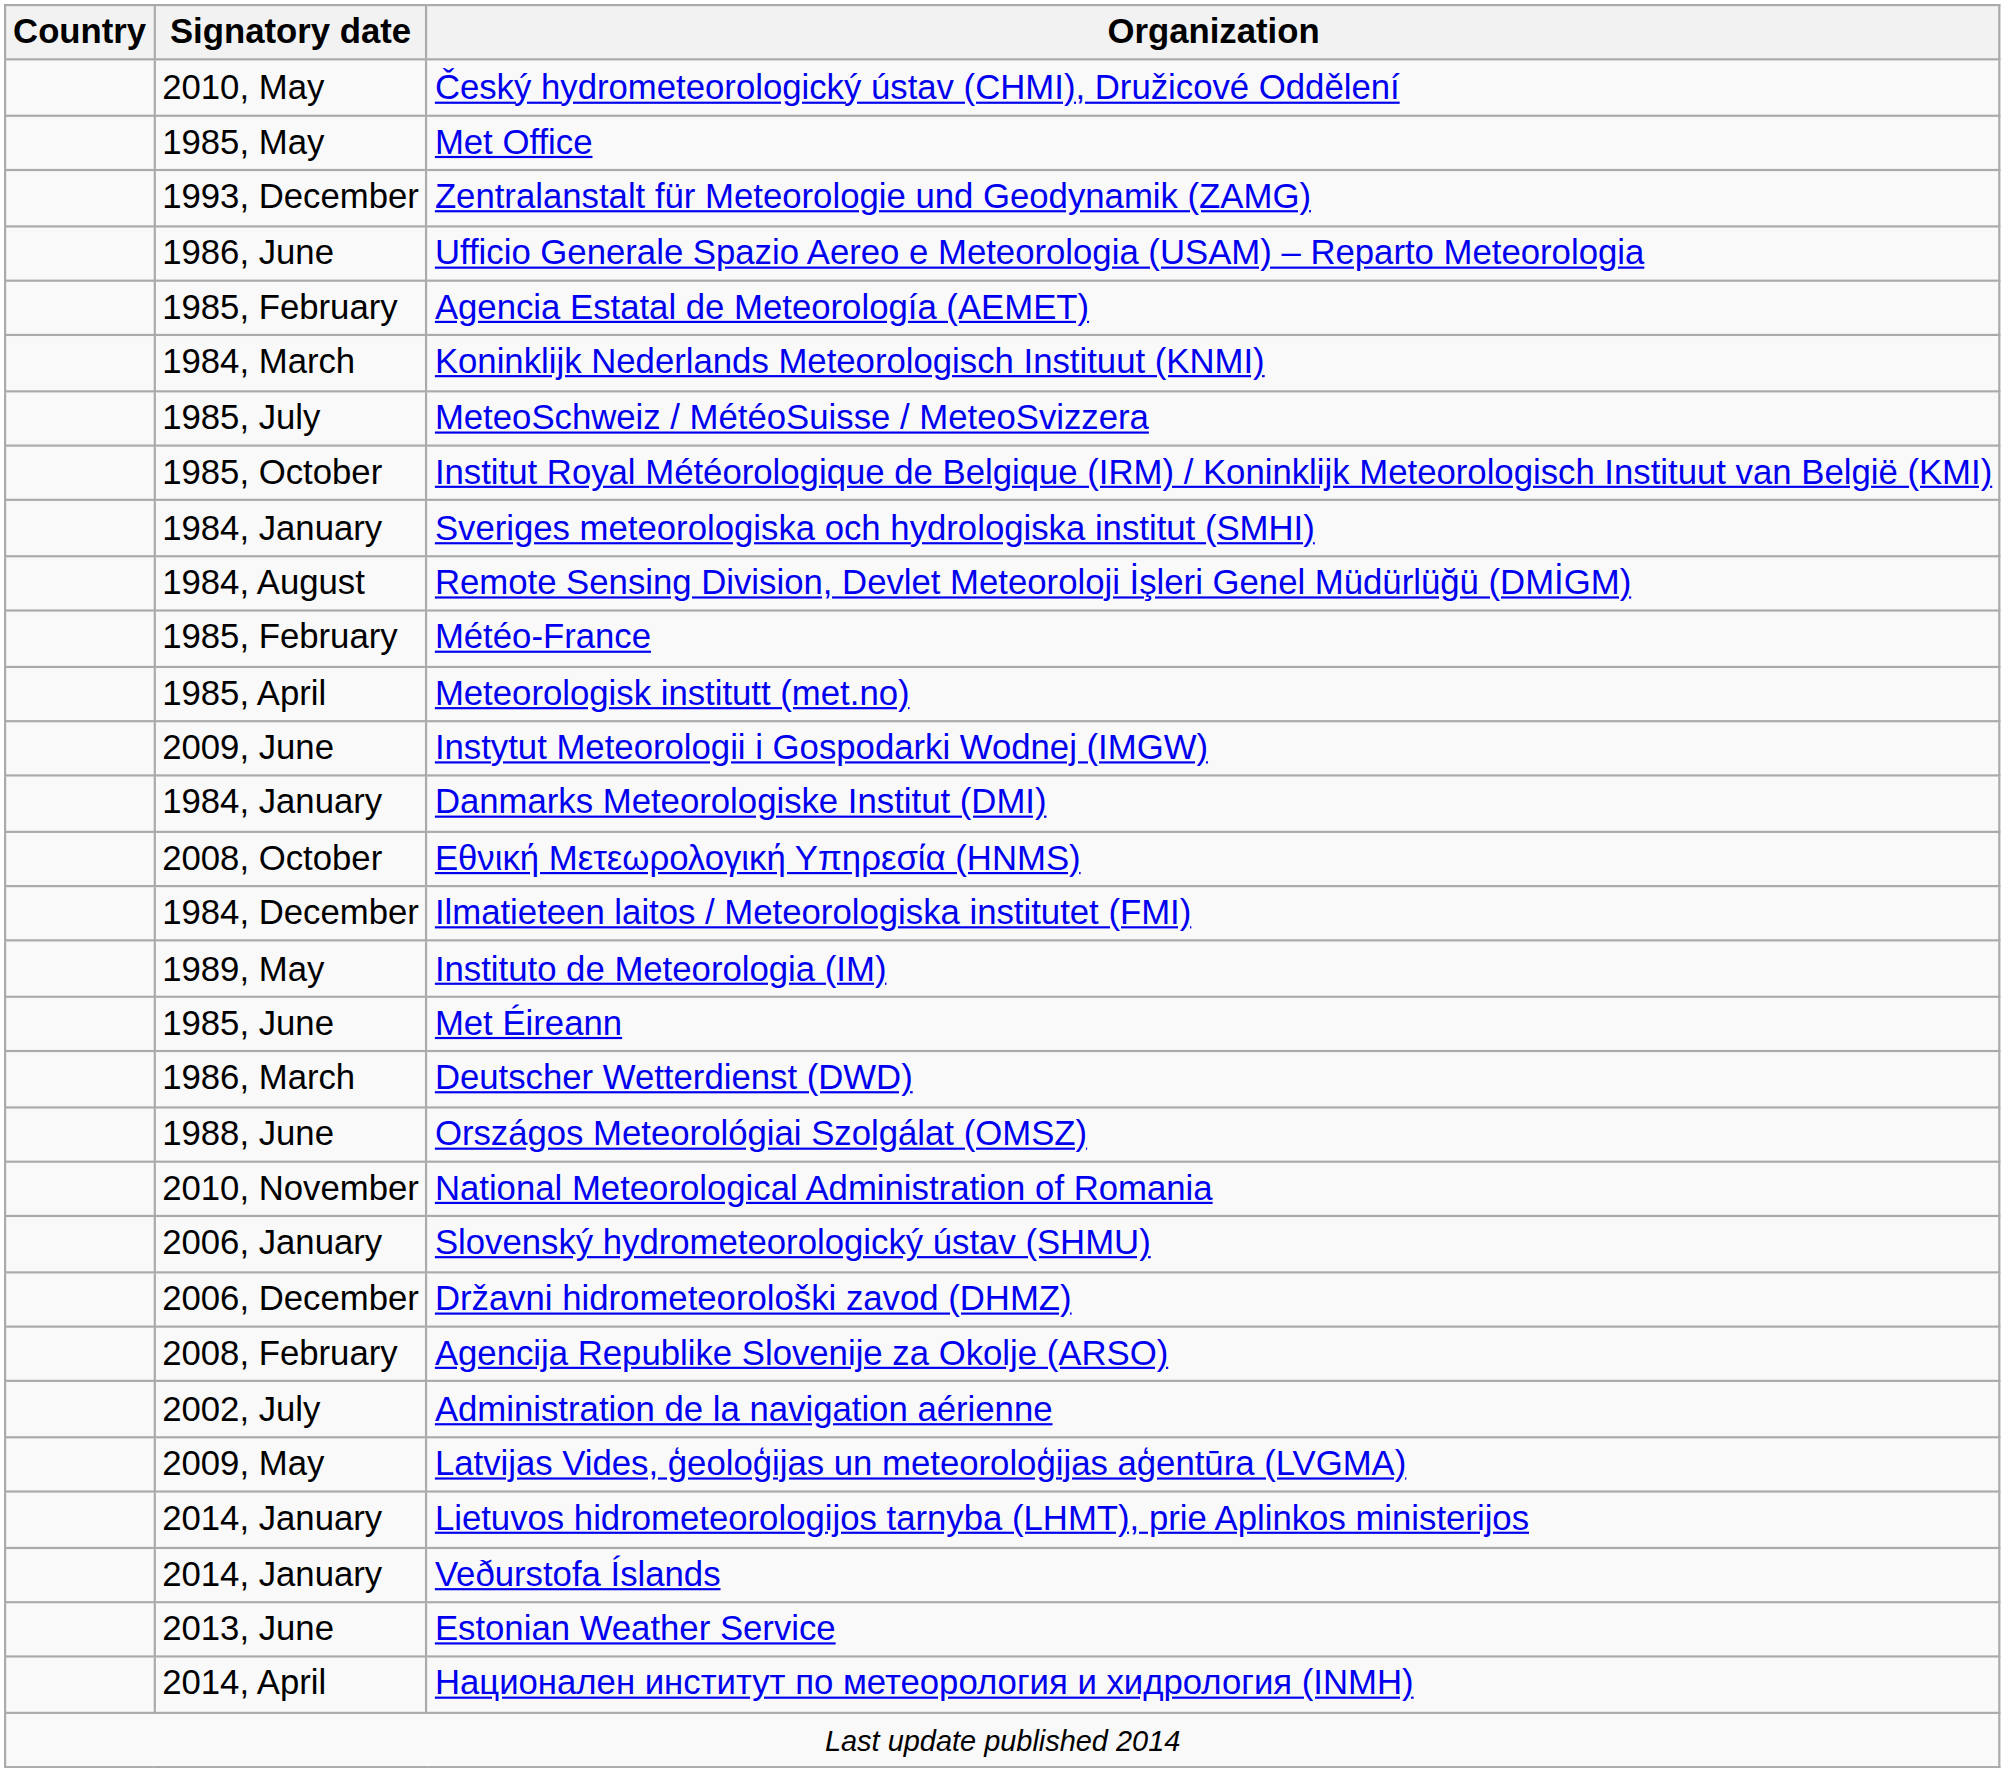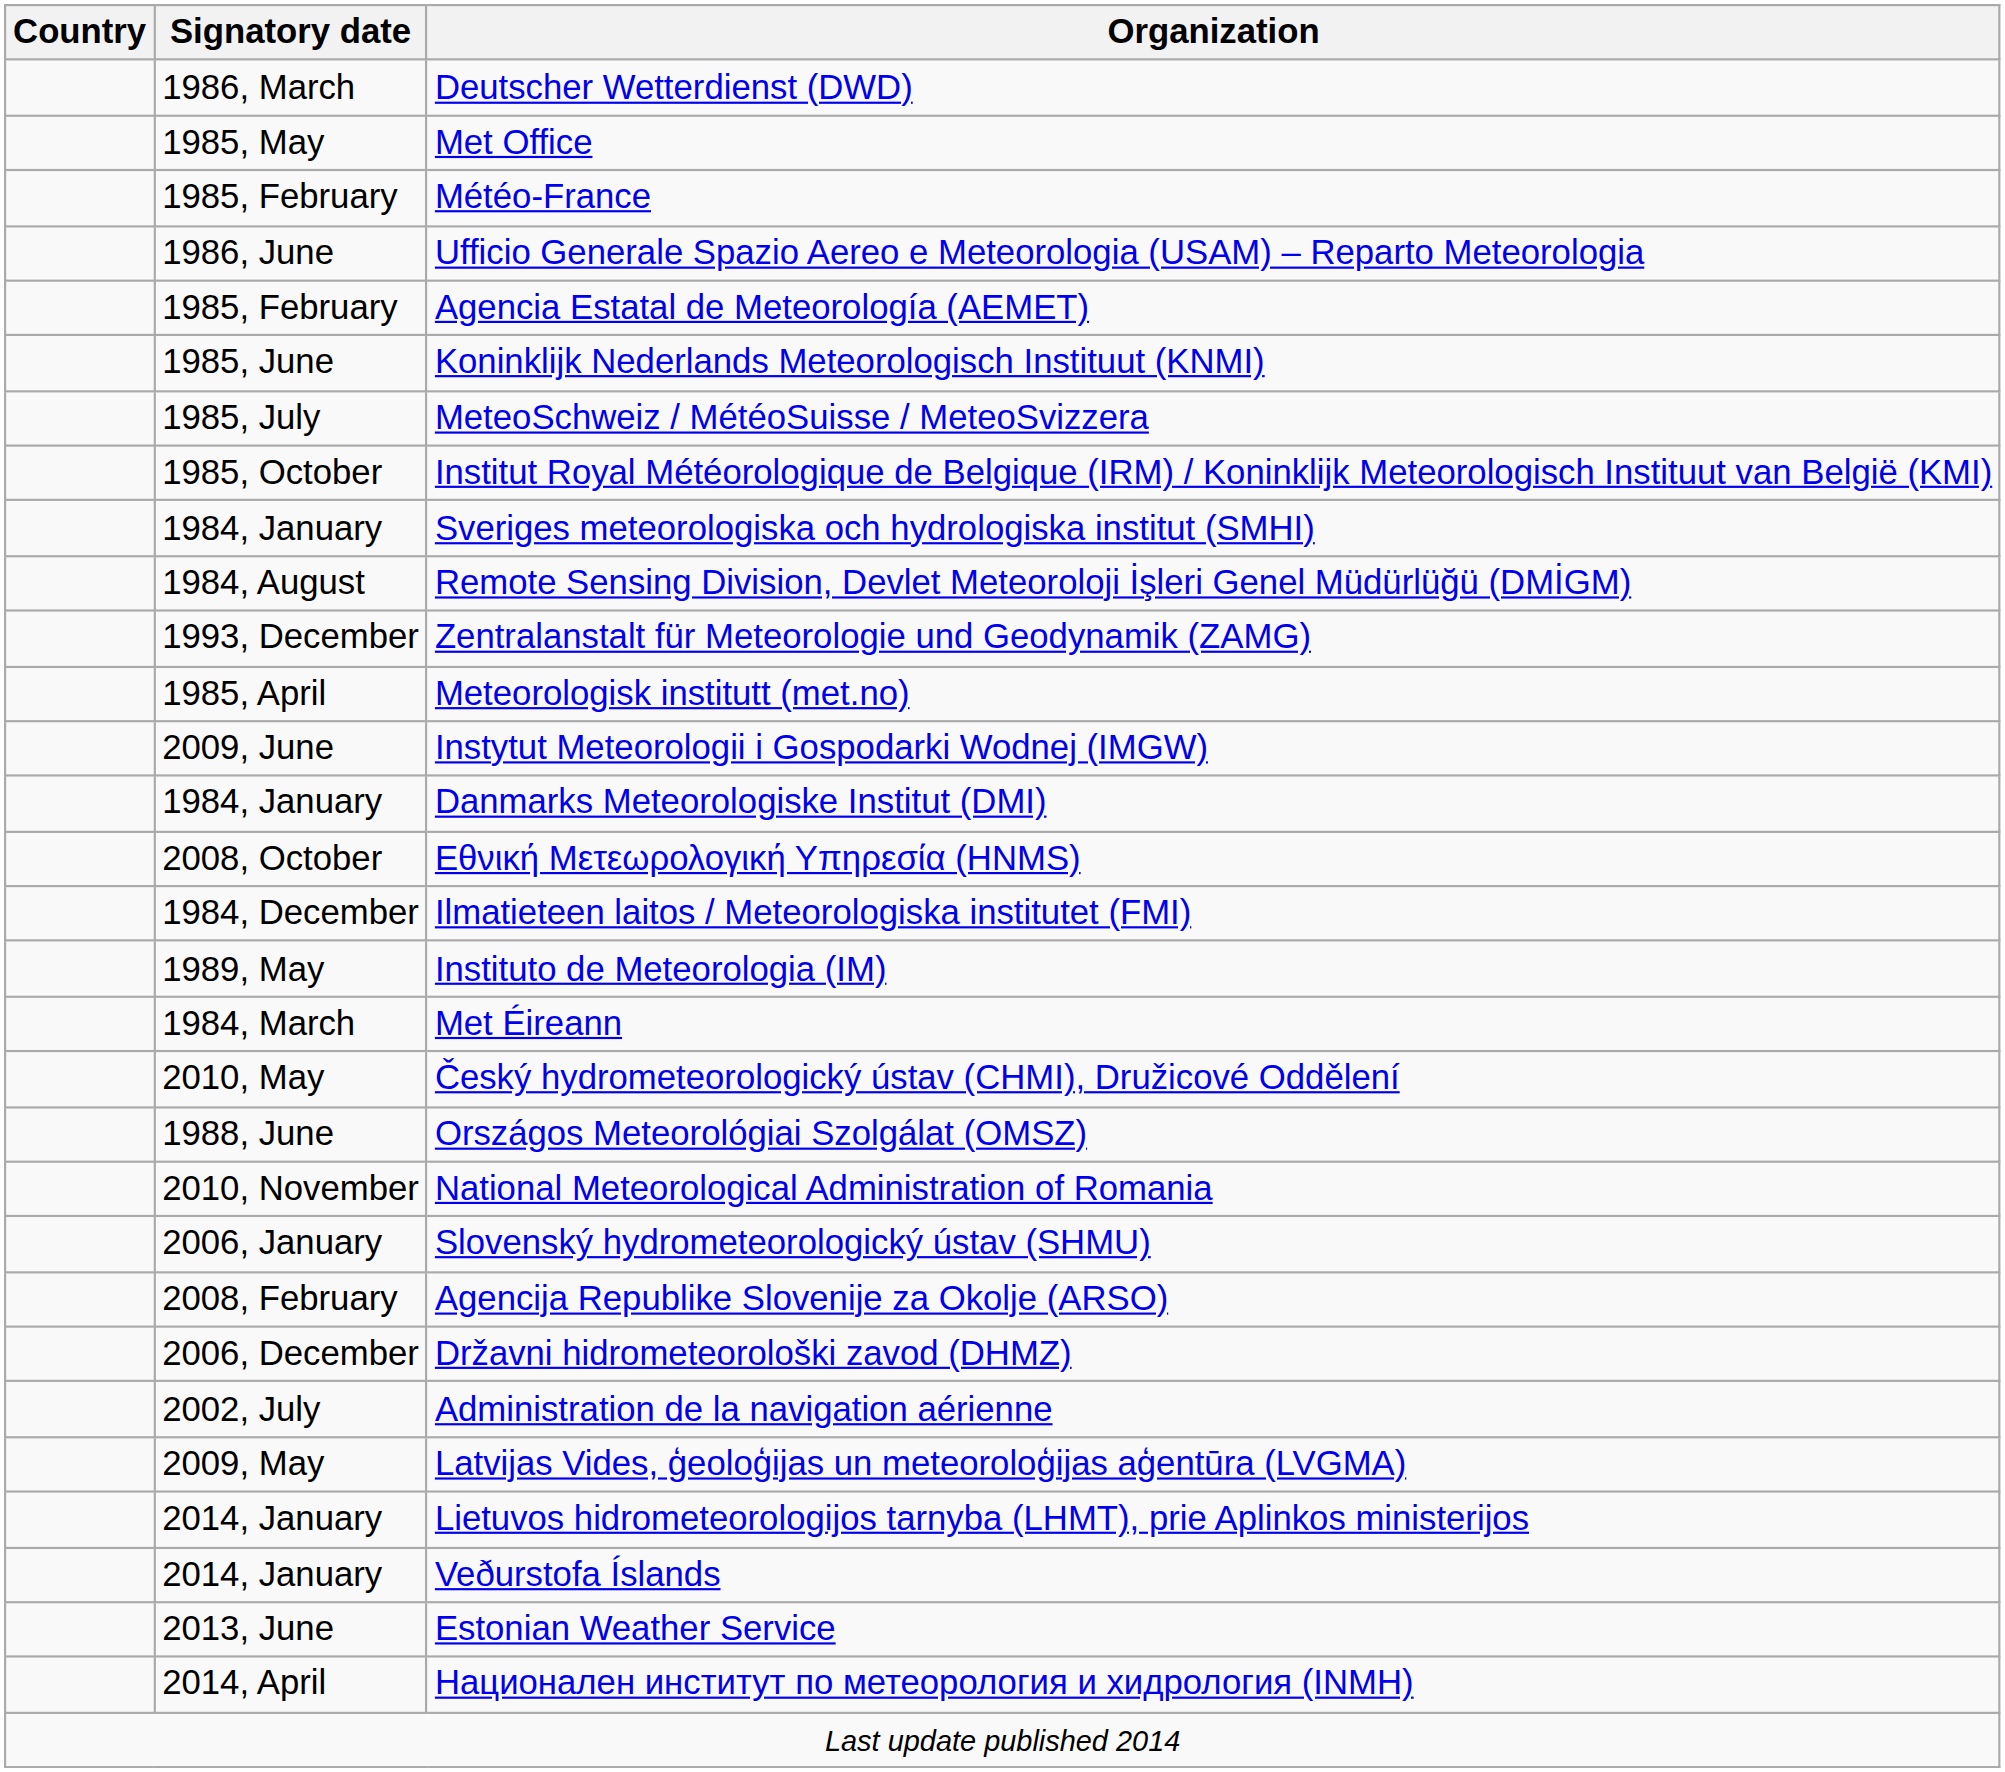rows swapped: (674, 1078) <-> (917, 87)
rows swapped: (543, 637) <-> (873, 197)
(259, 362) 1984, March -> (248, 362) 1985, June
(248, 1023) 1985, June -> (259, 1023) 1984, March
rows swapped: (753, 1298) <-> (802, 1353)
